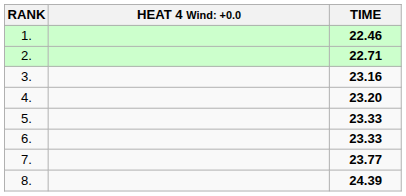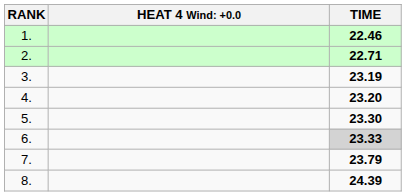(366, 77) 23.16 -> (366, 77) 23.19
(366, 119) 23.33 -> (366, 119) 23.30
(366, 139) no background -> (366, 139) lightgrey background
(366, 160) 23.77 -> (366, 160) 23.79
